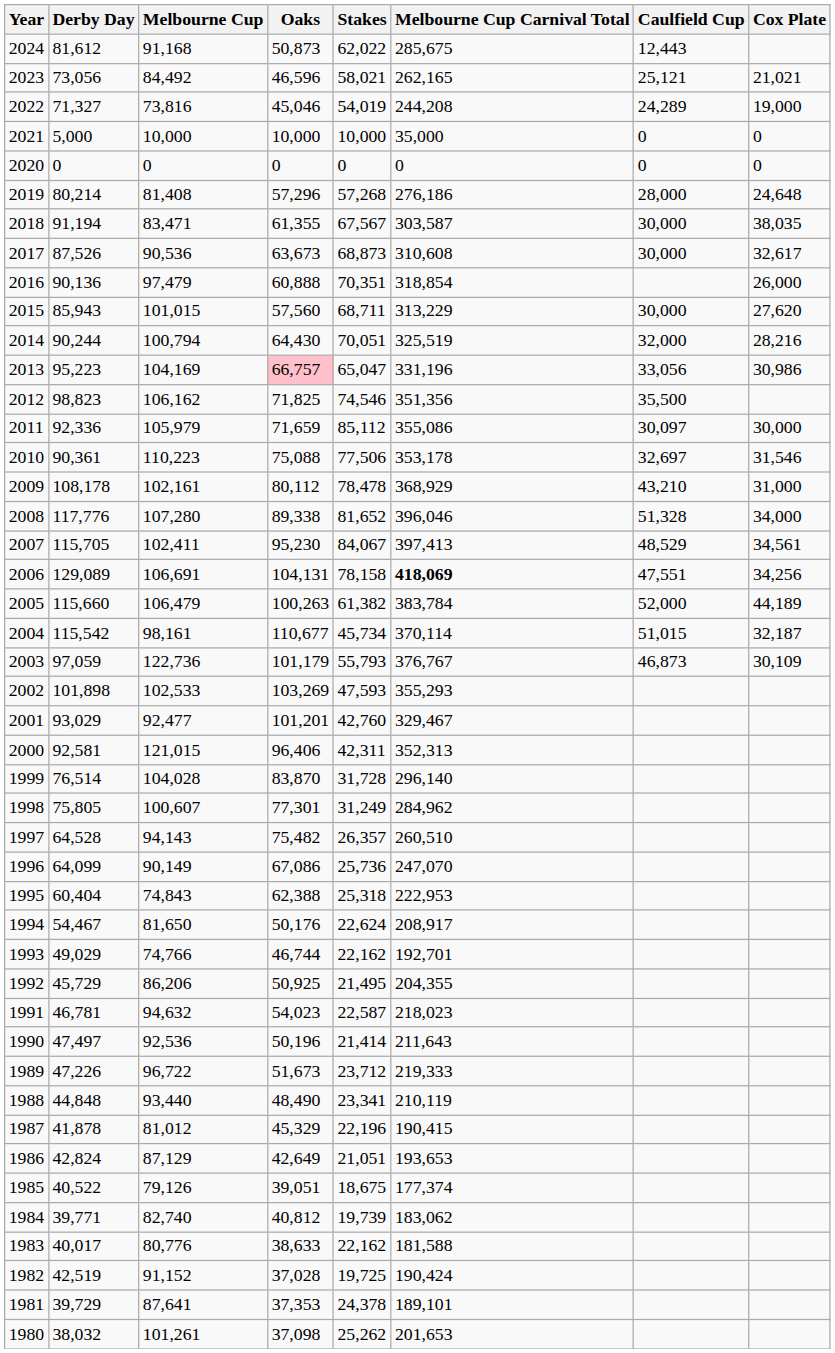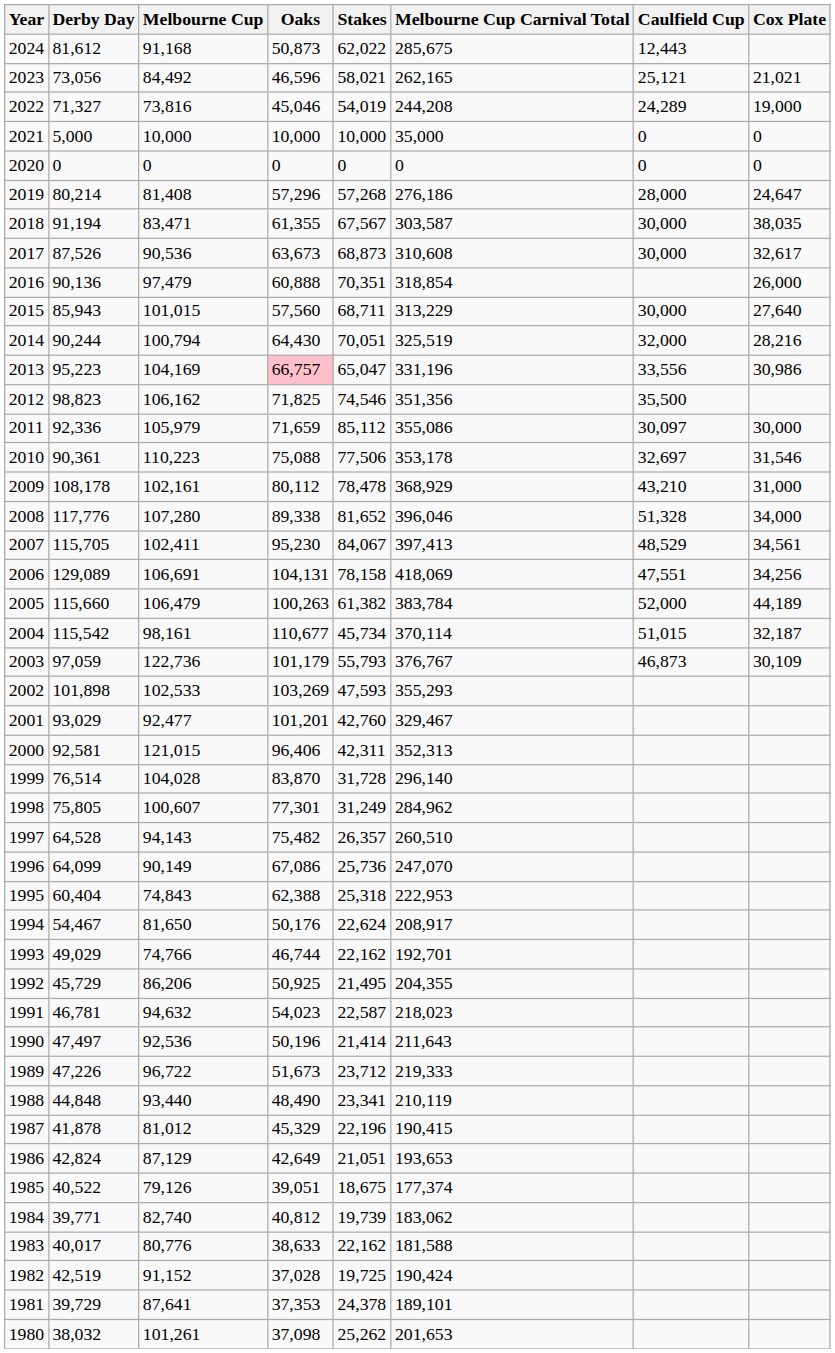(777, 194) 24,648 -> (777, 194) 24,647
(777, 311) 27,620 -> (777, 311) 27,640
(662, 370) 33,056 -> (662, 370) 33,556
(424, 574) bold -> (424, 574) normal
